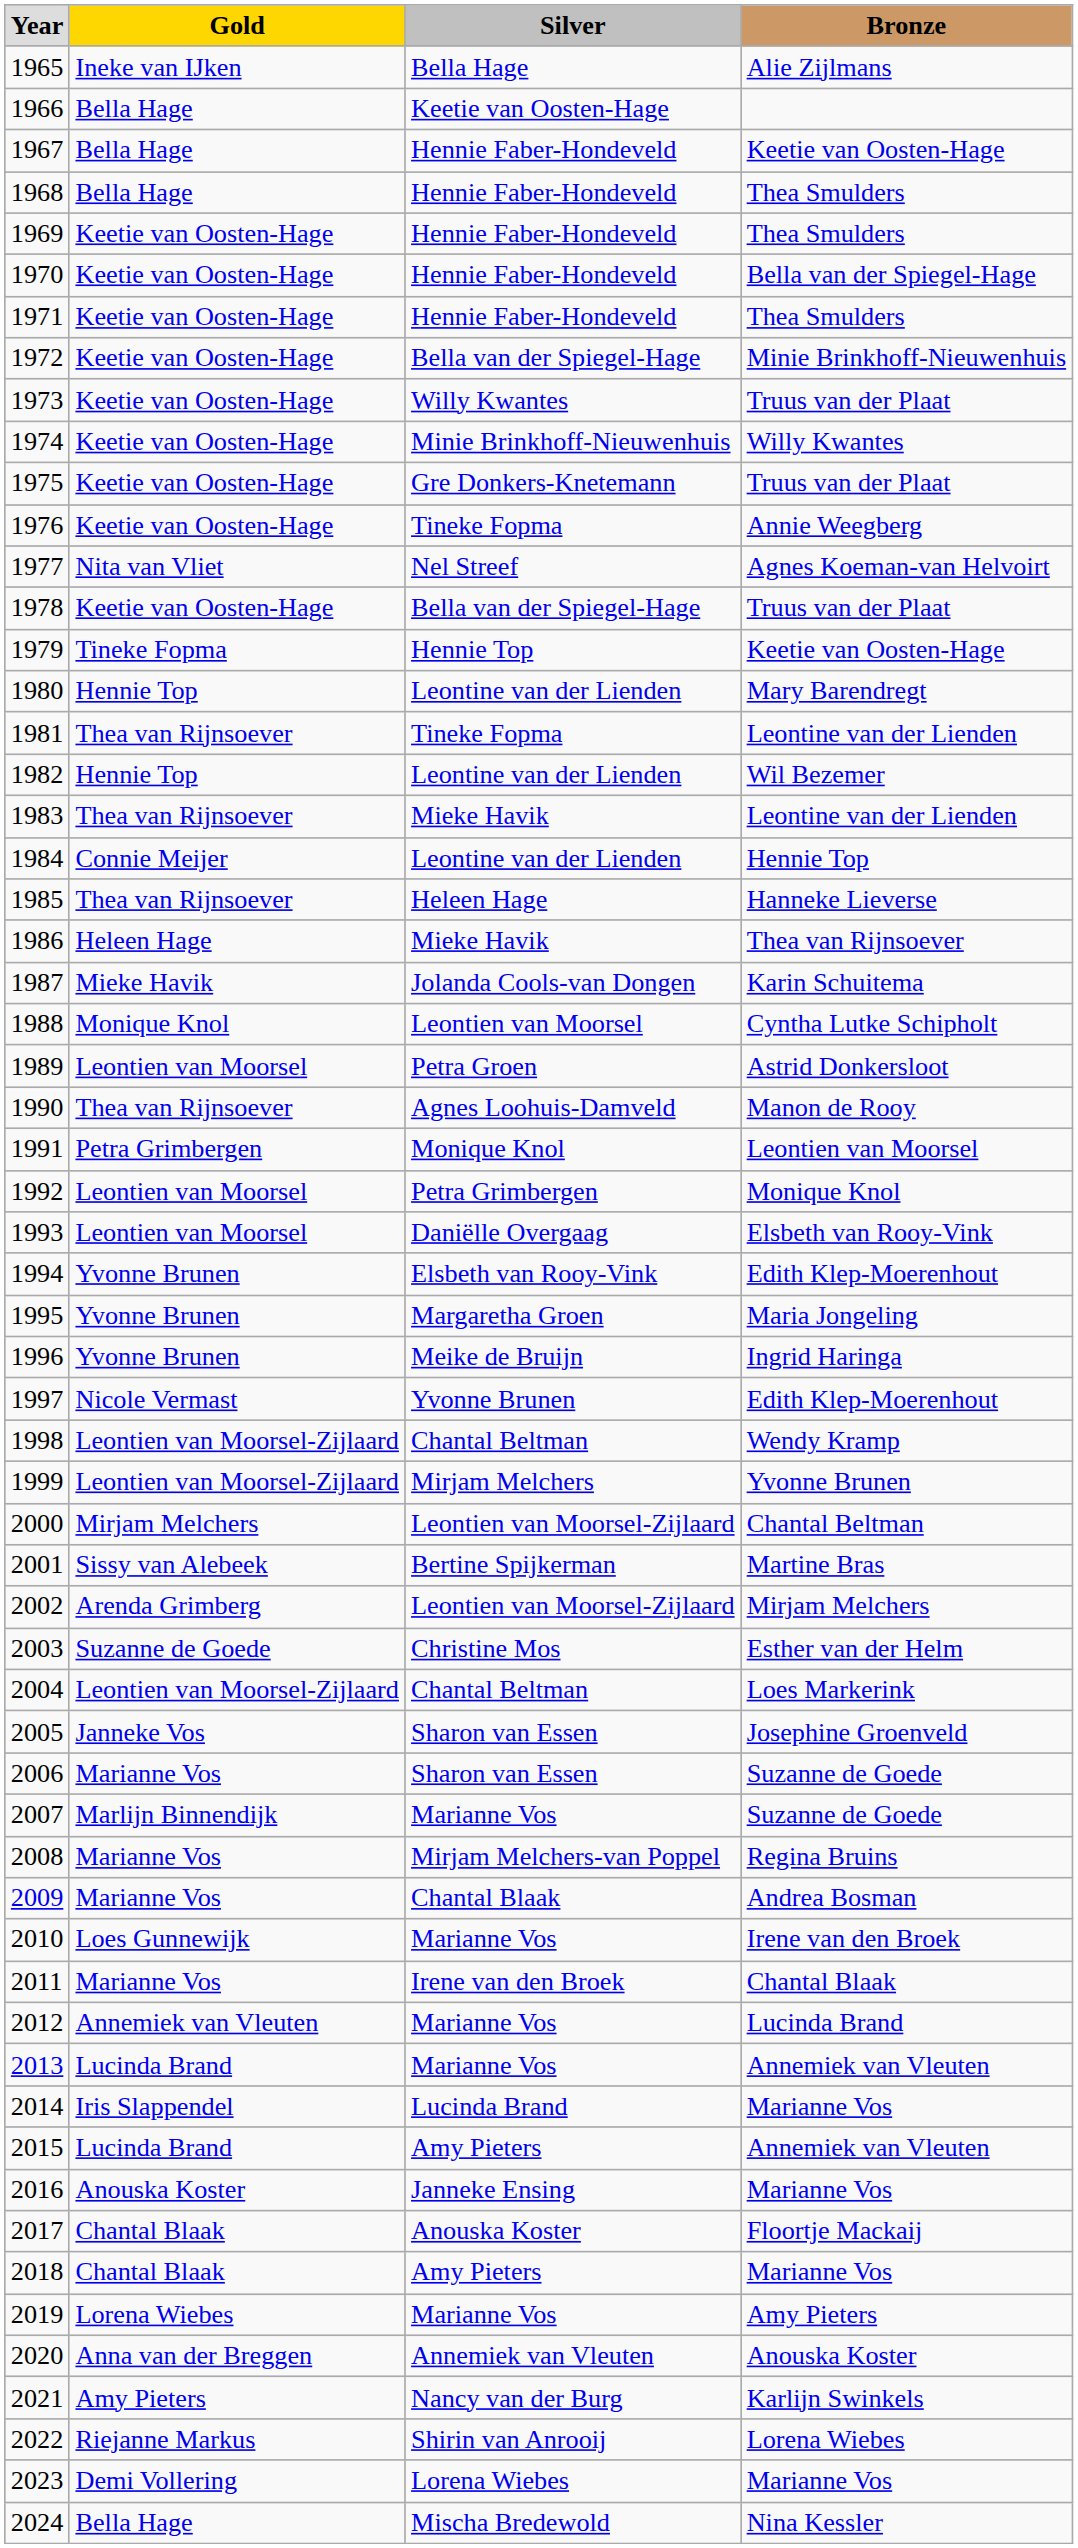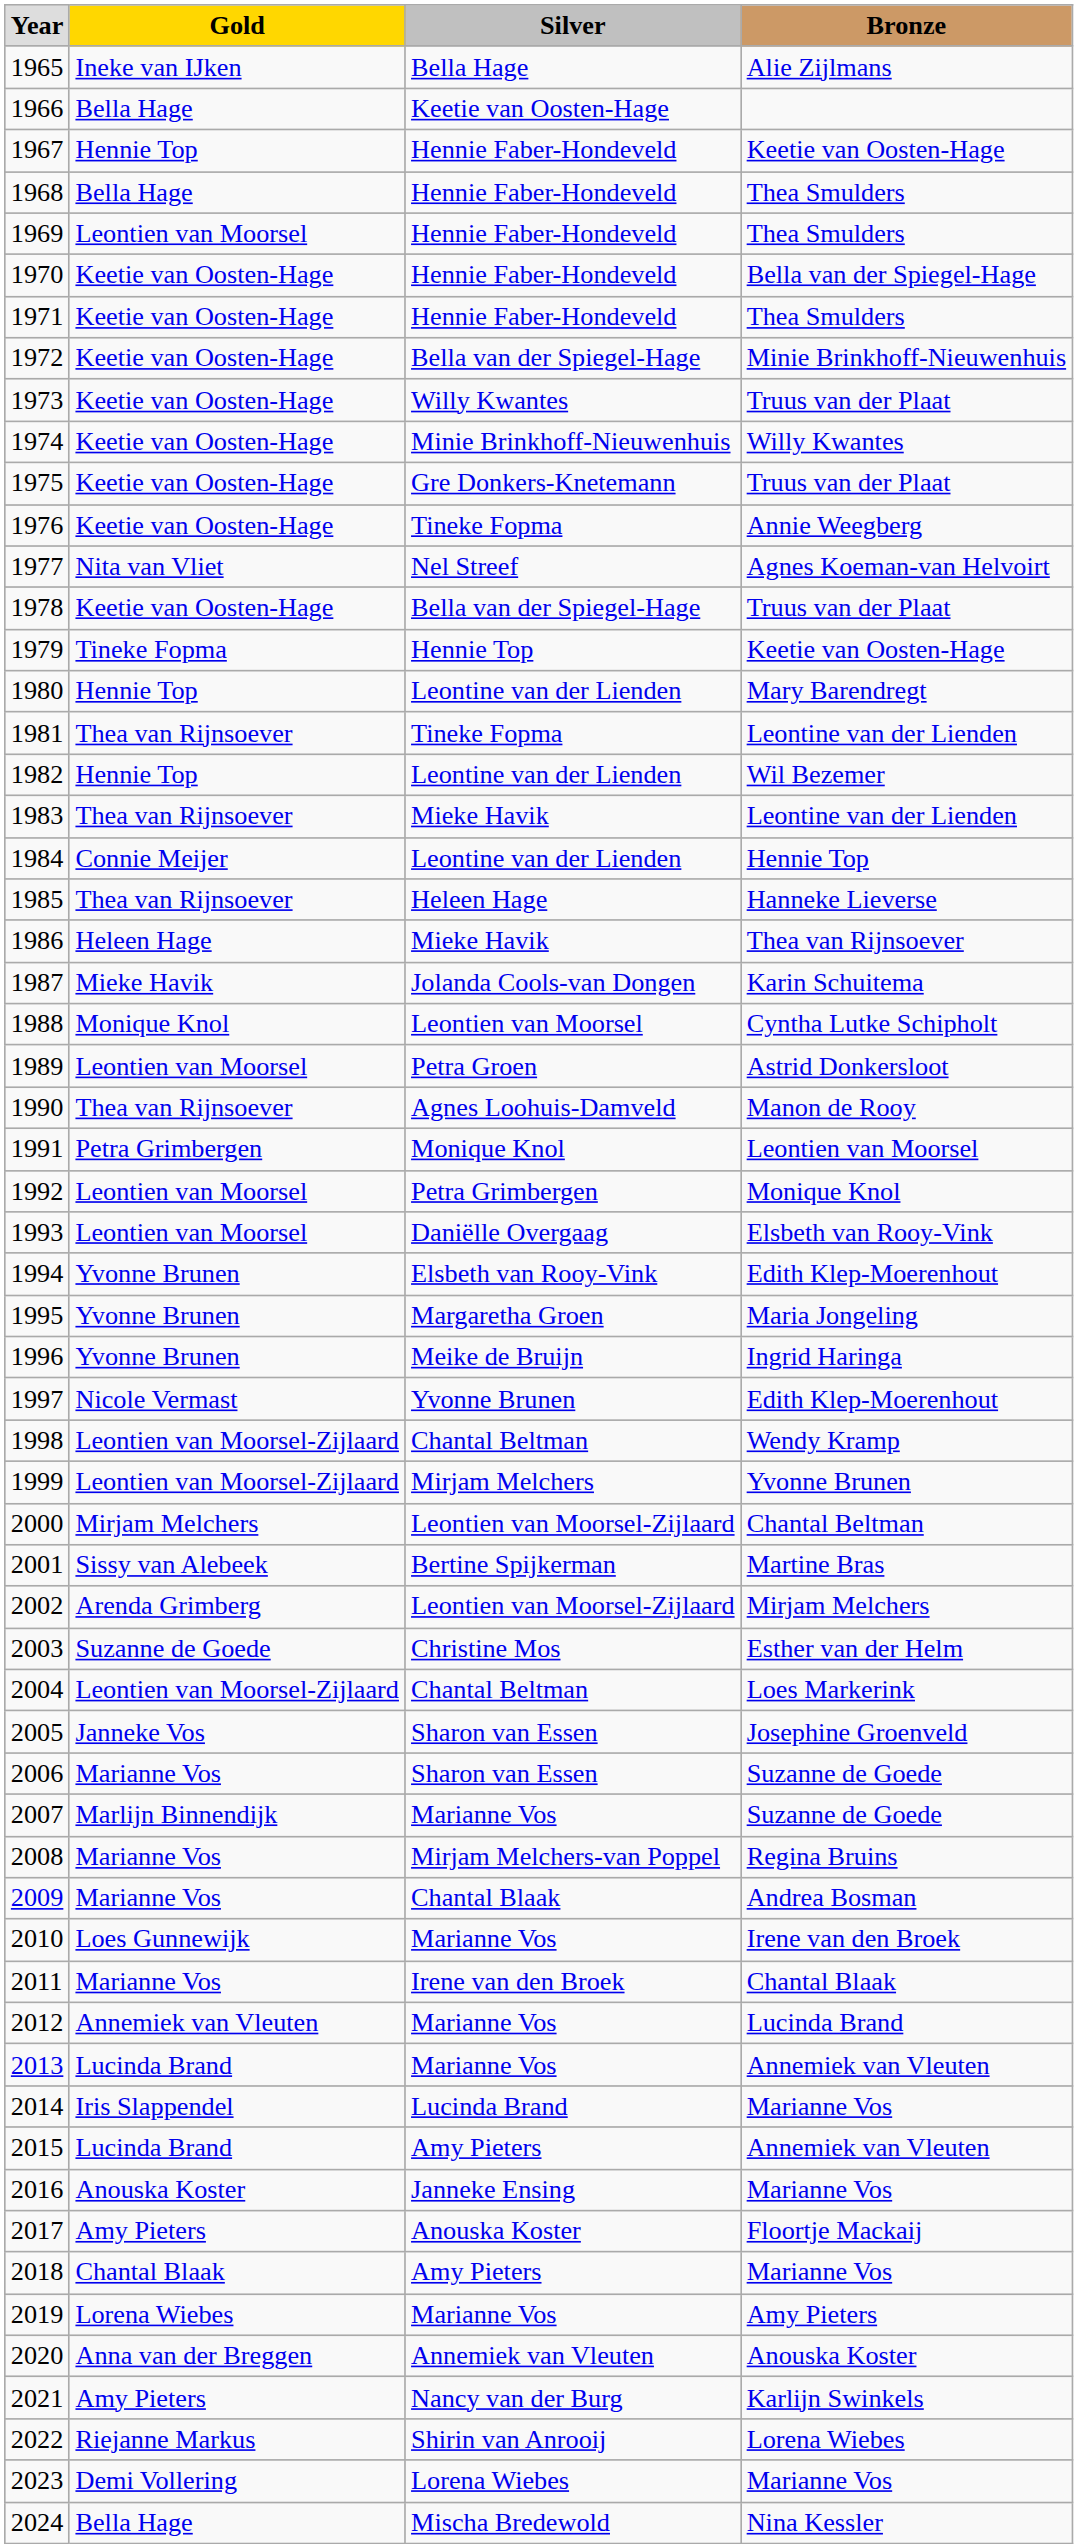(134, 150) Bella Hage -> (137, 150) Hennie Top
(204, 233) Keetie van Oosten-Hage -> (191, 233) Leontien van Moorsel
(150, 2230) Chantal Blaak -> (141, 2230) Amy Pieters
